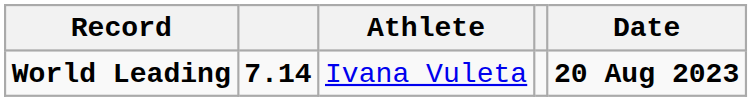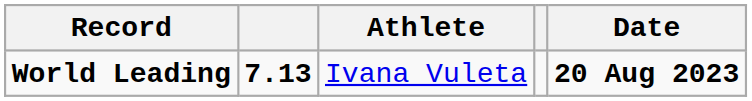(278, 74) 7.14 -> (278, 74) 7.13
